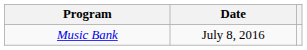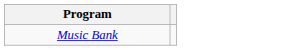- column: (233, 14)
